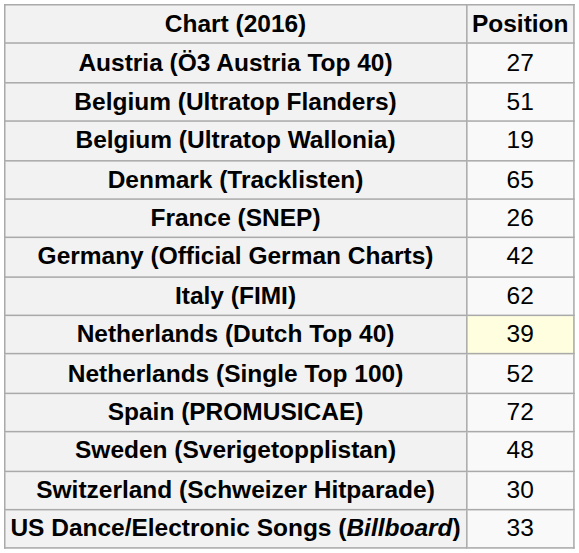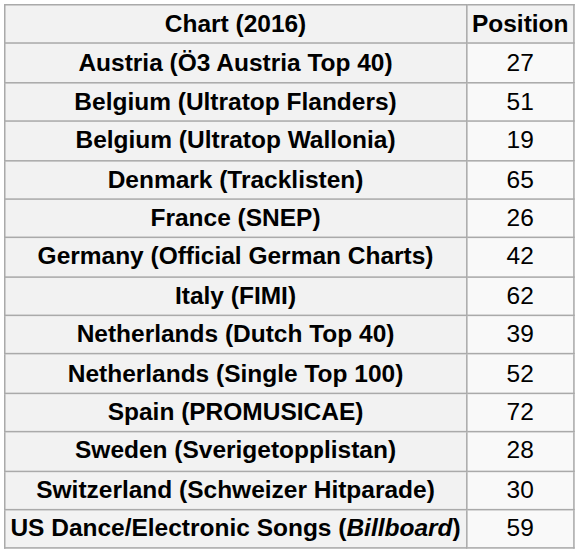(520, 334) lightyellow background -> (520, 334) no background
(520, 450) 48 -> (520, 450) 28
(520, 528) 33 -> (520, 528) 59
